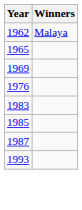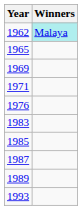(51, 32) no background -> (51, 32) paleturquoise background
+ row: (18, 87)
+ row: (18, 178)
